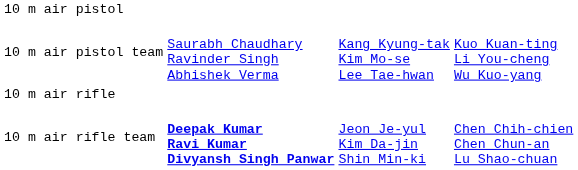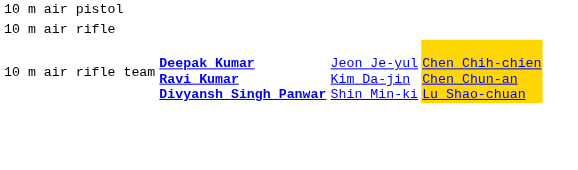- row: (84, 52)
(514, 144) no background -> (482, 79) gold background
